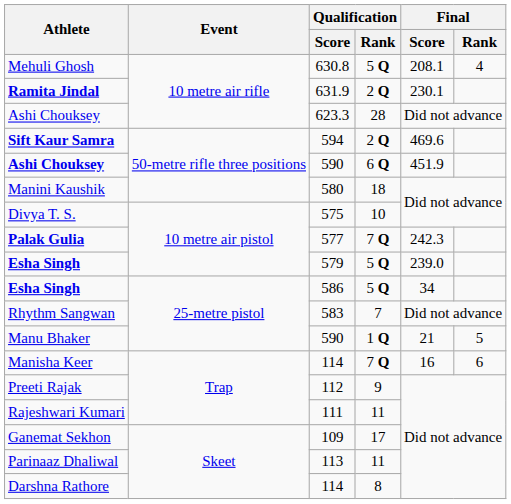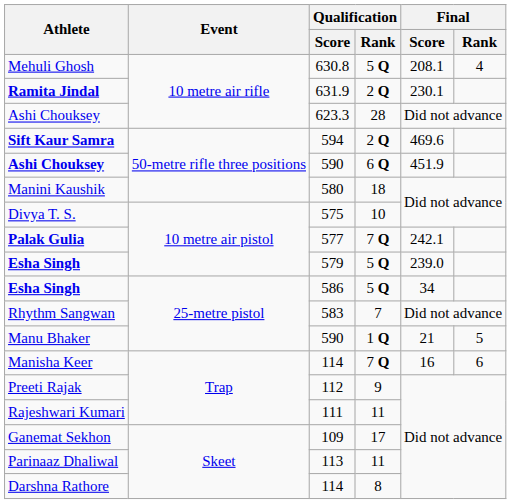(427, 239) 242.3 -> (427, 239) 242.1
